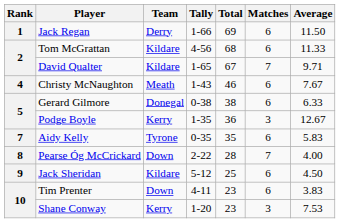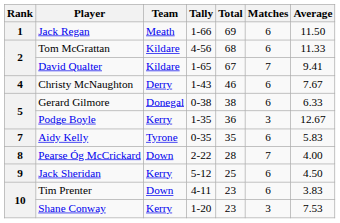(159, 31) Derry -> (160, 31) Meath
(313, 66) 9.71 -> (313, 66) 9.41
(160, 84) Meath -> (159, 84) Derry
(163, 173) Kildare -> (159, 173) Kerry
